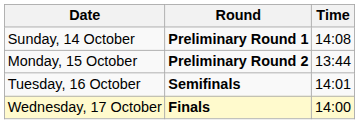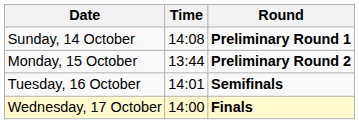columns swapped: (333, 15) <-> (238, 15)
